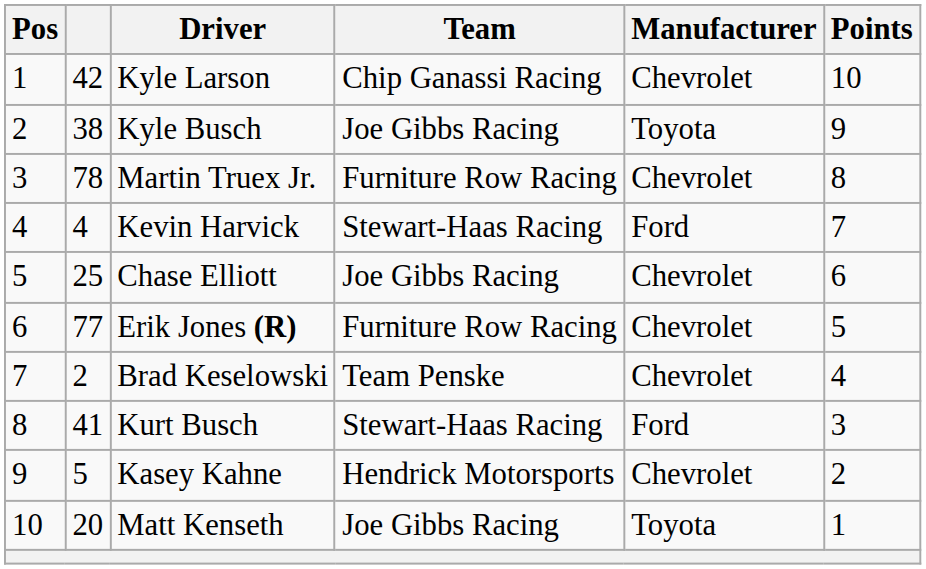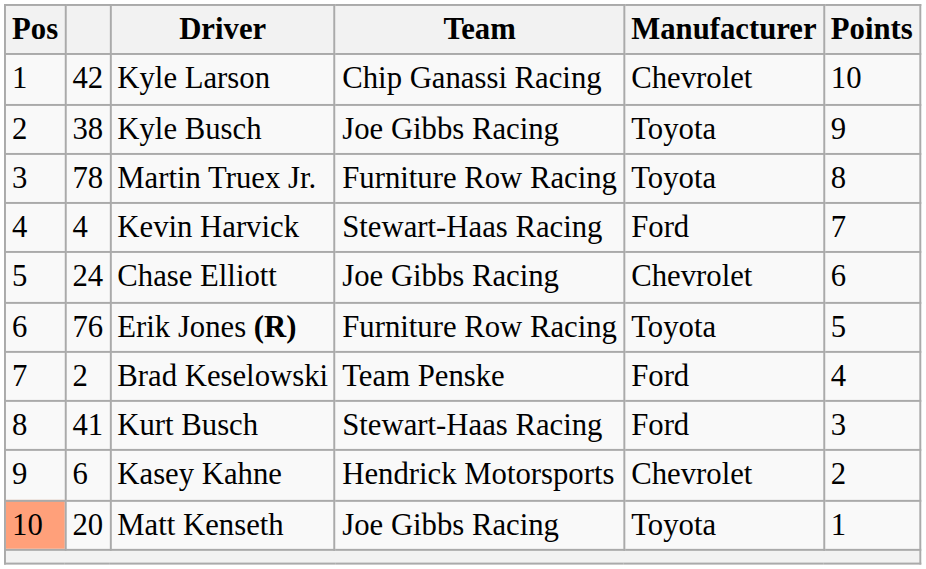(692, 177) Chevrolet -> (674, 177) Toyota
(88, 276) 25 -> (88, 276) 24
(88, 325) 77 -> (88, 325) 76
(692, 325) Chevrolet -> (674, 325) Toyota
(692, 375) Chevrolet -> (660, 375) Ford
(80, 474) 5 -> (80, 474) 6
(27, 523) no background -> (27, 523) lightsalmon background
